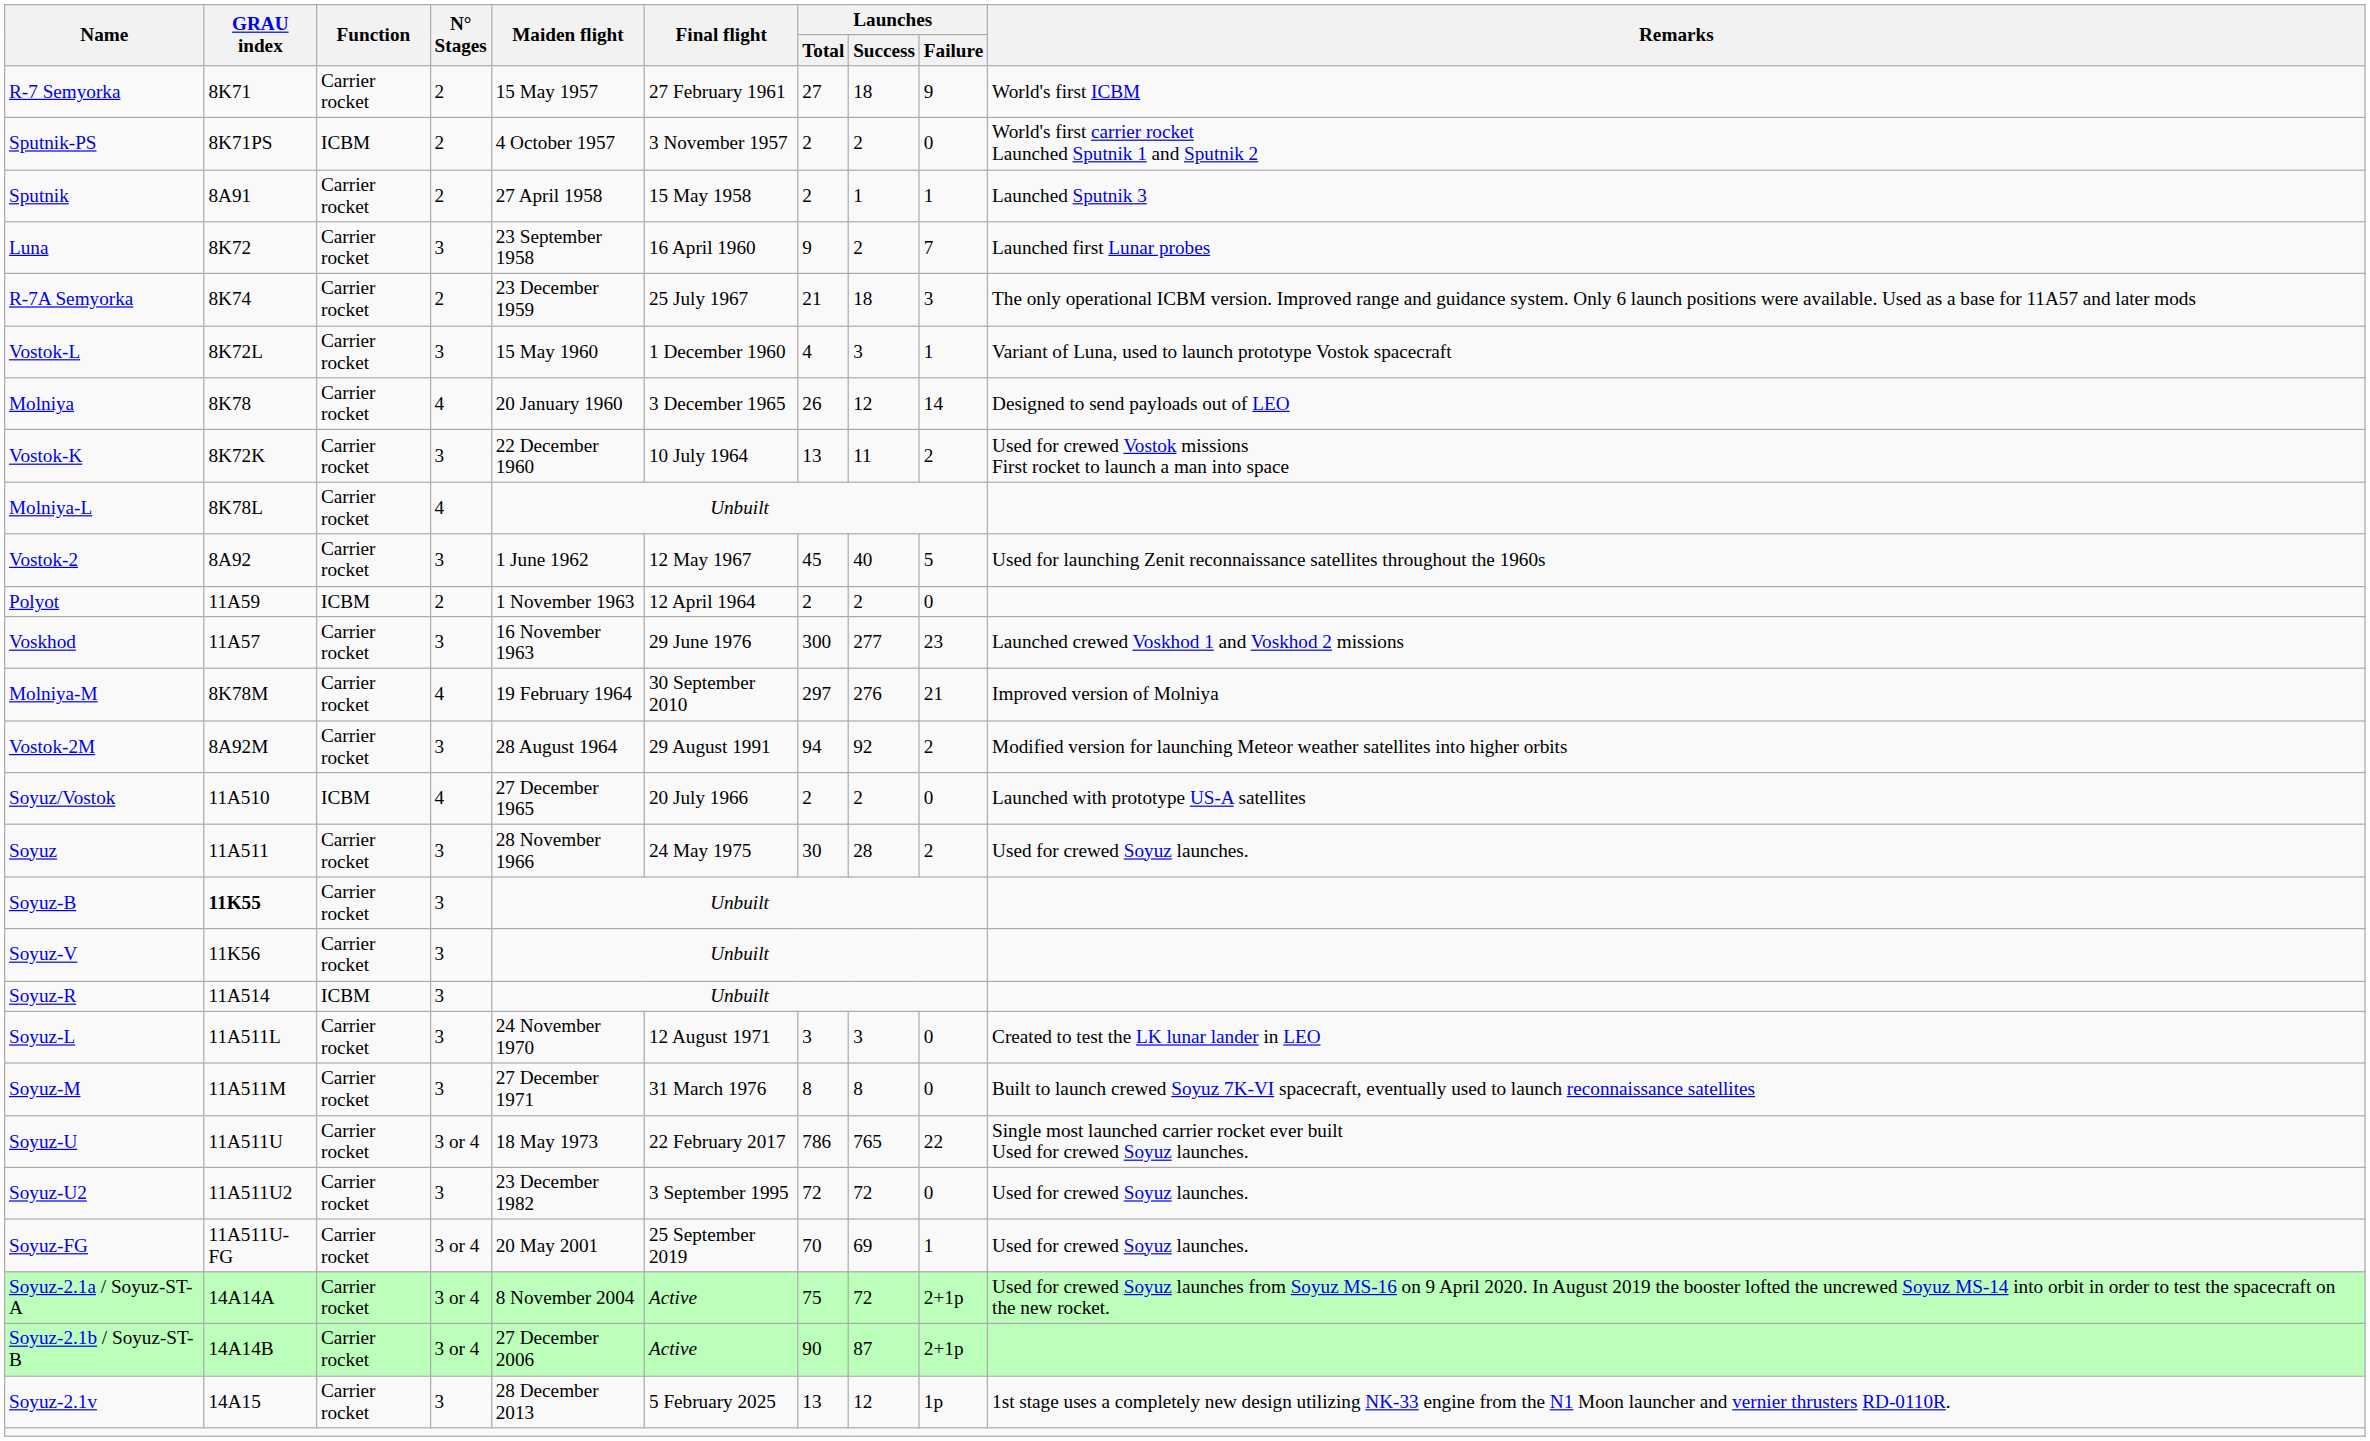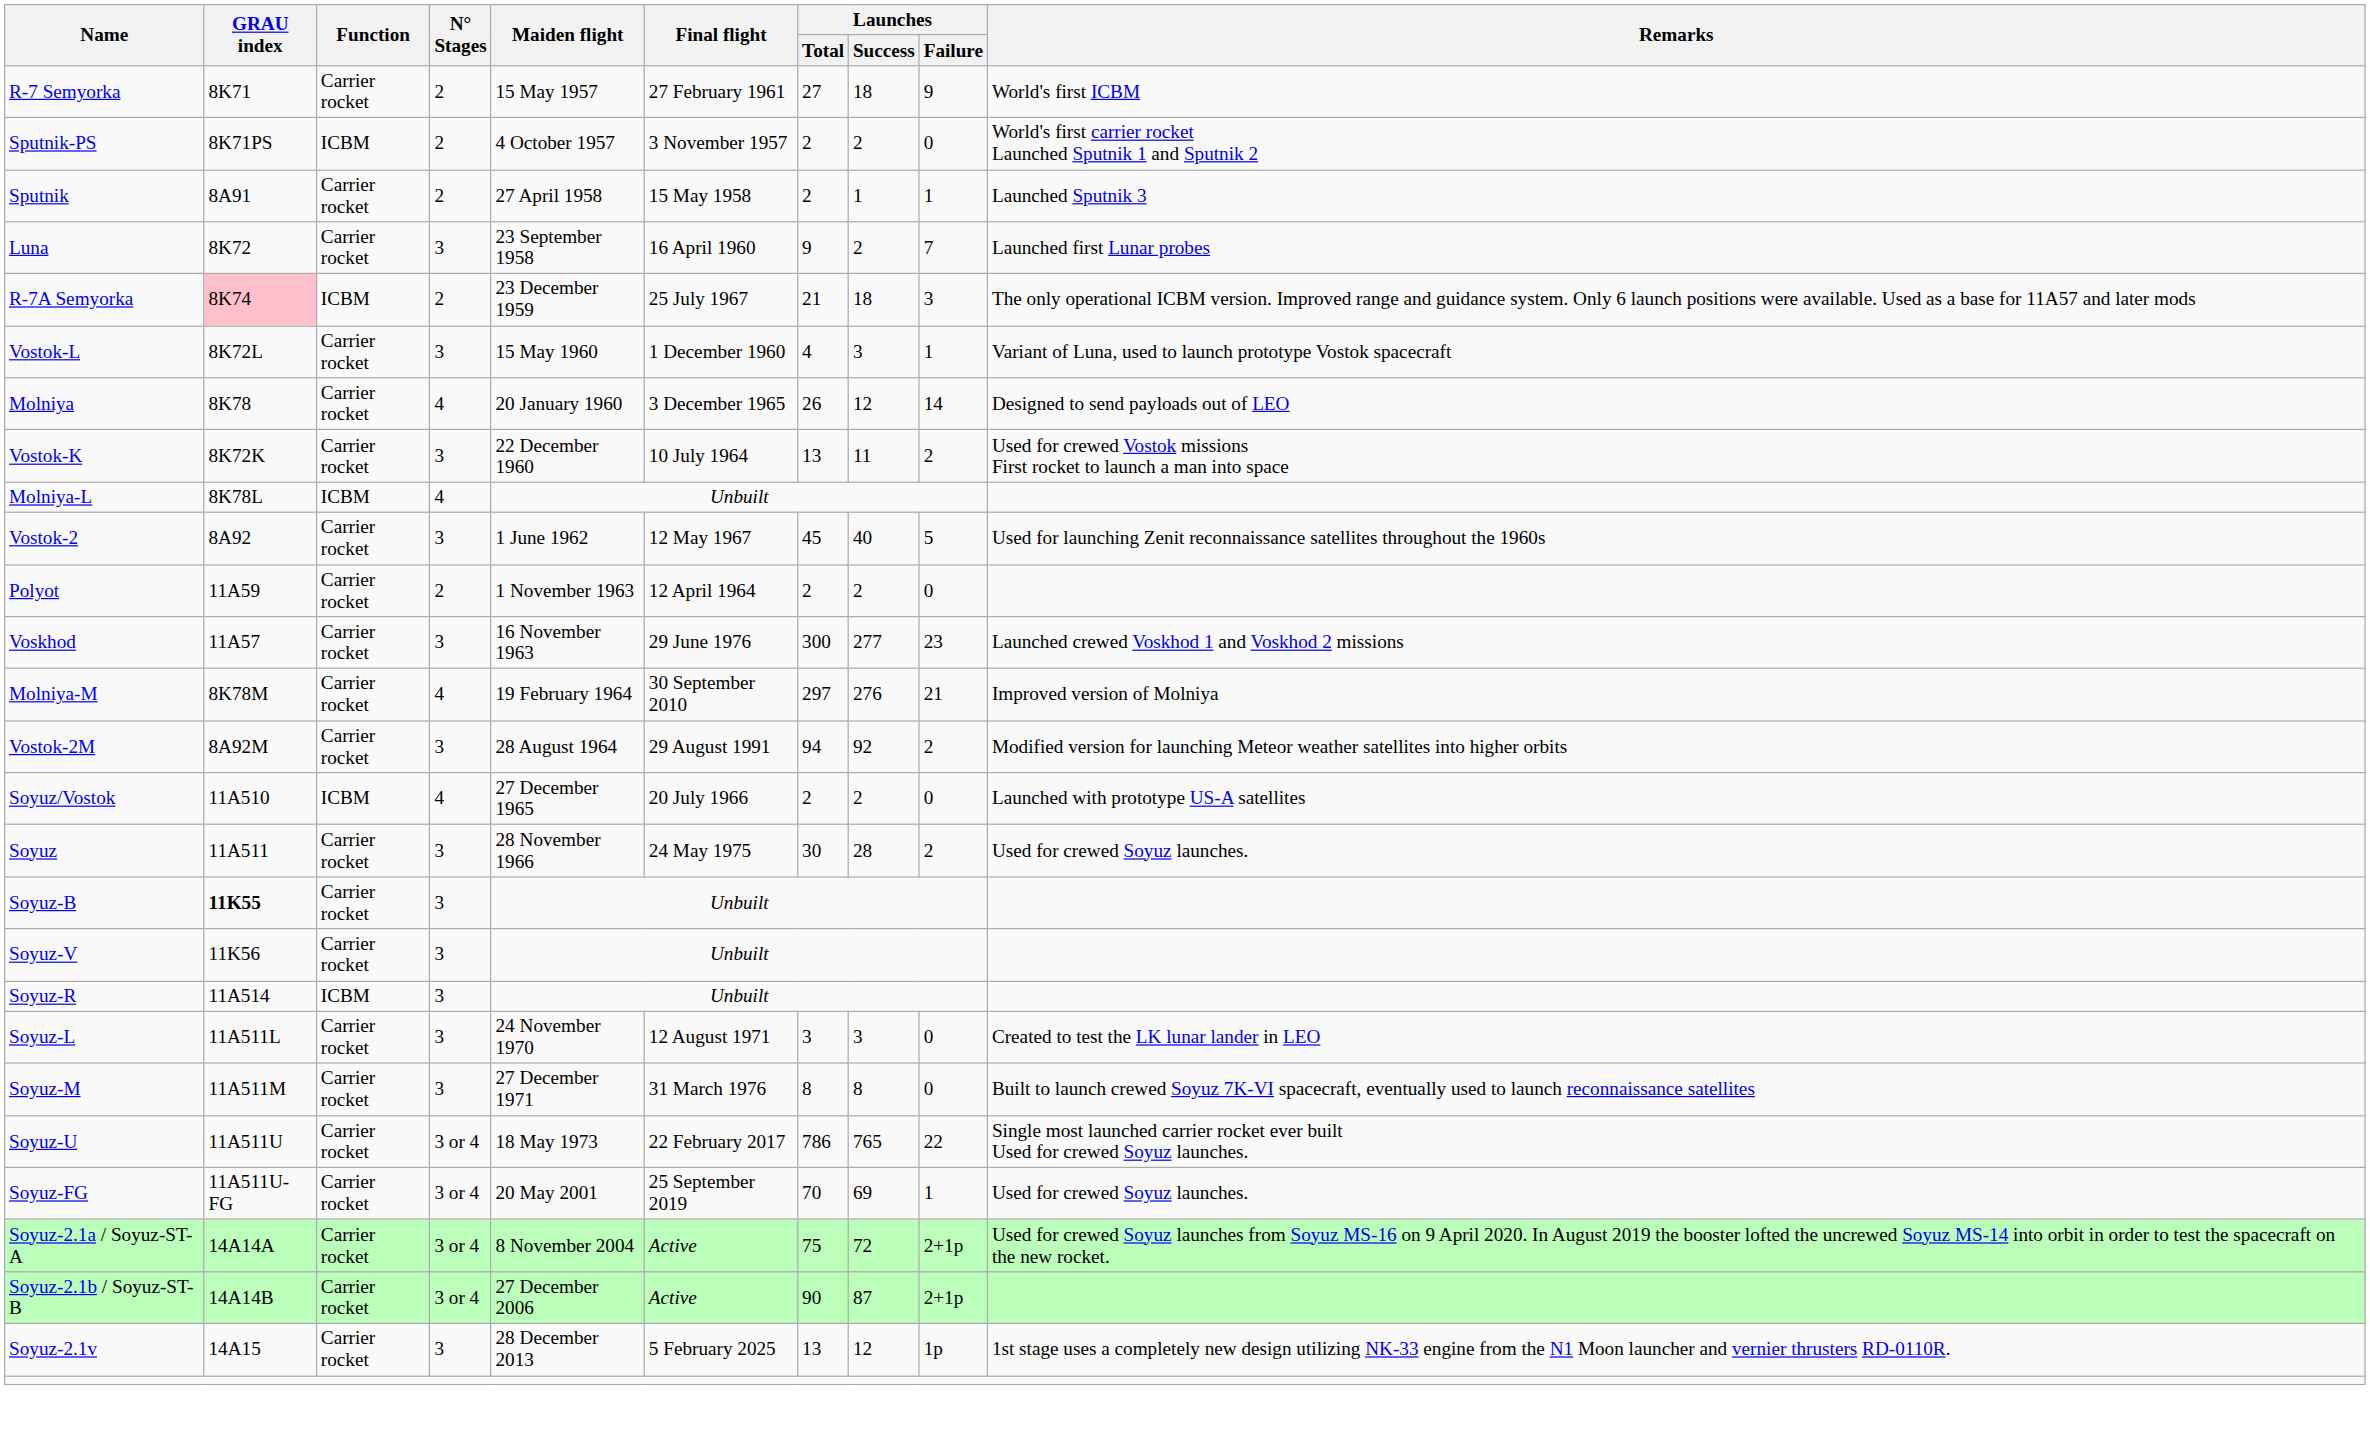(230, 299) no background -> (230, 299) pink background
(348, 299) Carrier rocket -> (345, 299) ICBM
(348, 507) Carrier rocket -> (345, 497) ICBM
(346, 601) ICBM -> (348, 590) Carrier rocket
- row: (48, 1193)
